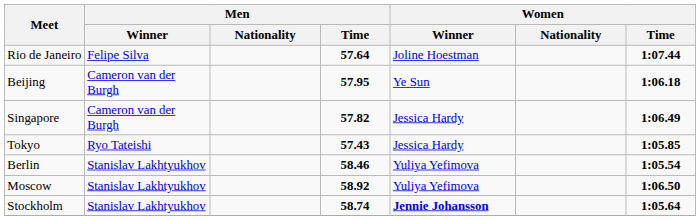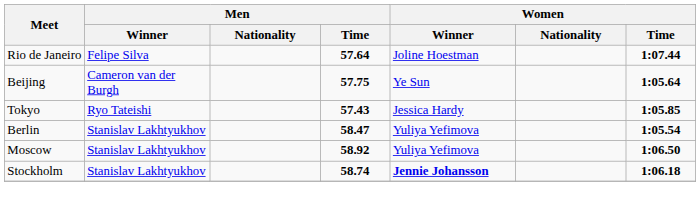(355, 82) 57.95 -> (355, 82) 57.75
(661, 82) 1:06.18 -> (661, 82) 1:05.64
- row: (33, 117)
(355, 165) 58.46 -> (355, 130) 58.47
(661, 205) 1:05.64 -> (661, 171) 1:06.18
